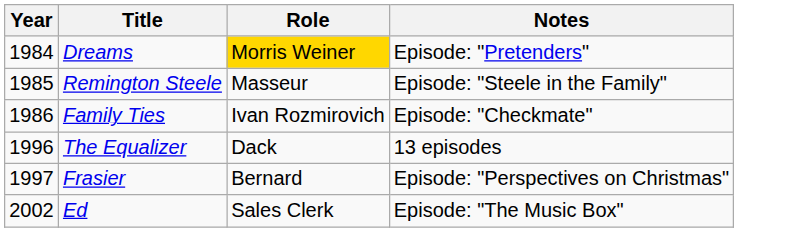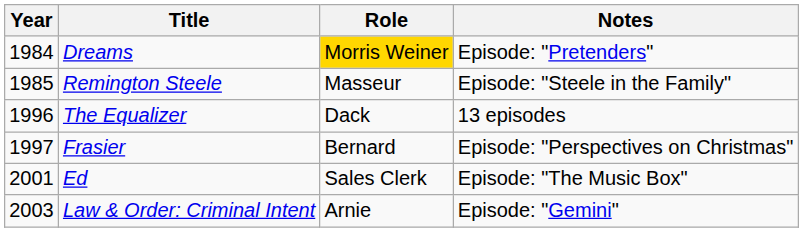- row: (114, 115)
(31, 210) 2002 -> (31, 178) 2001
+ row: (189, 210)
